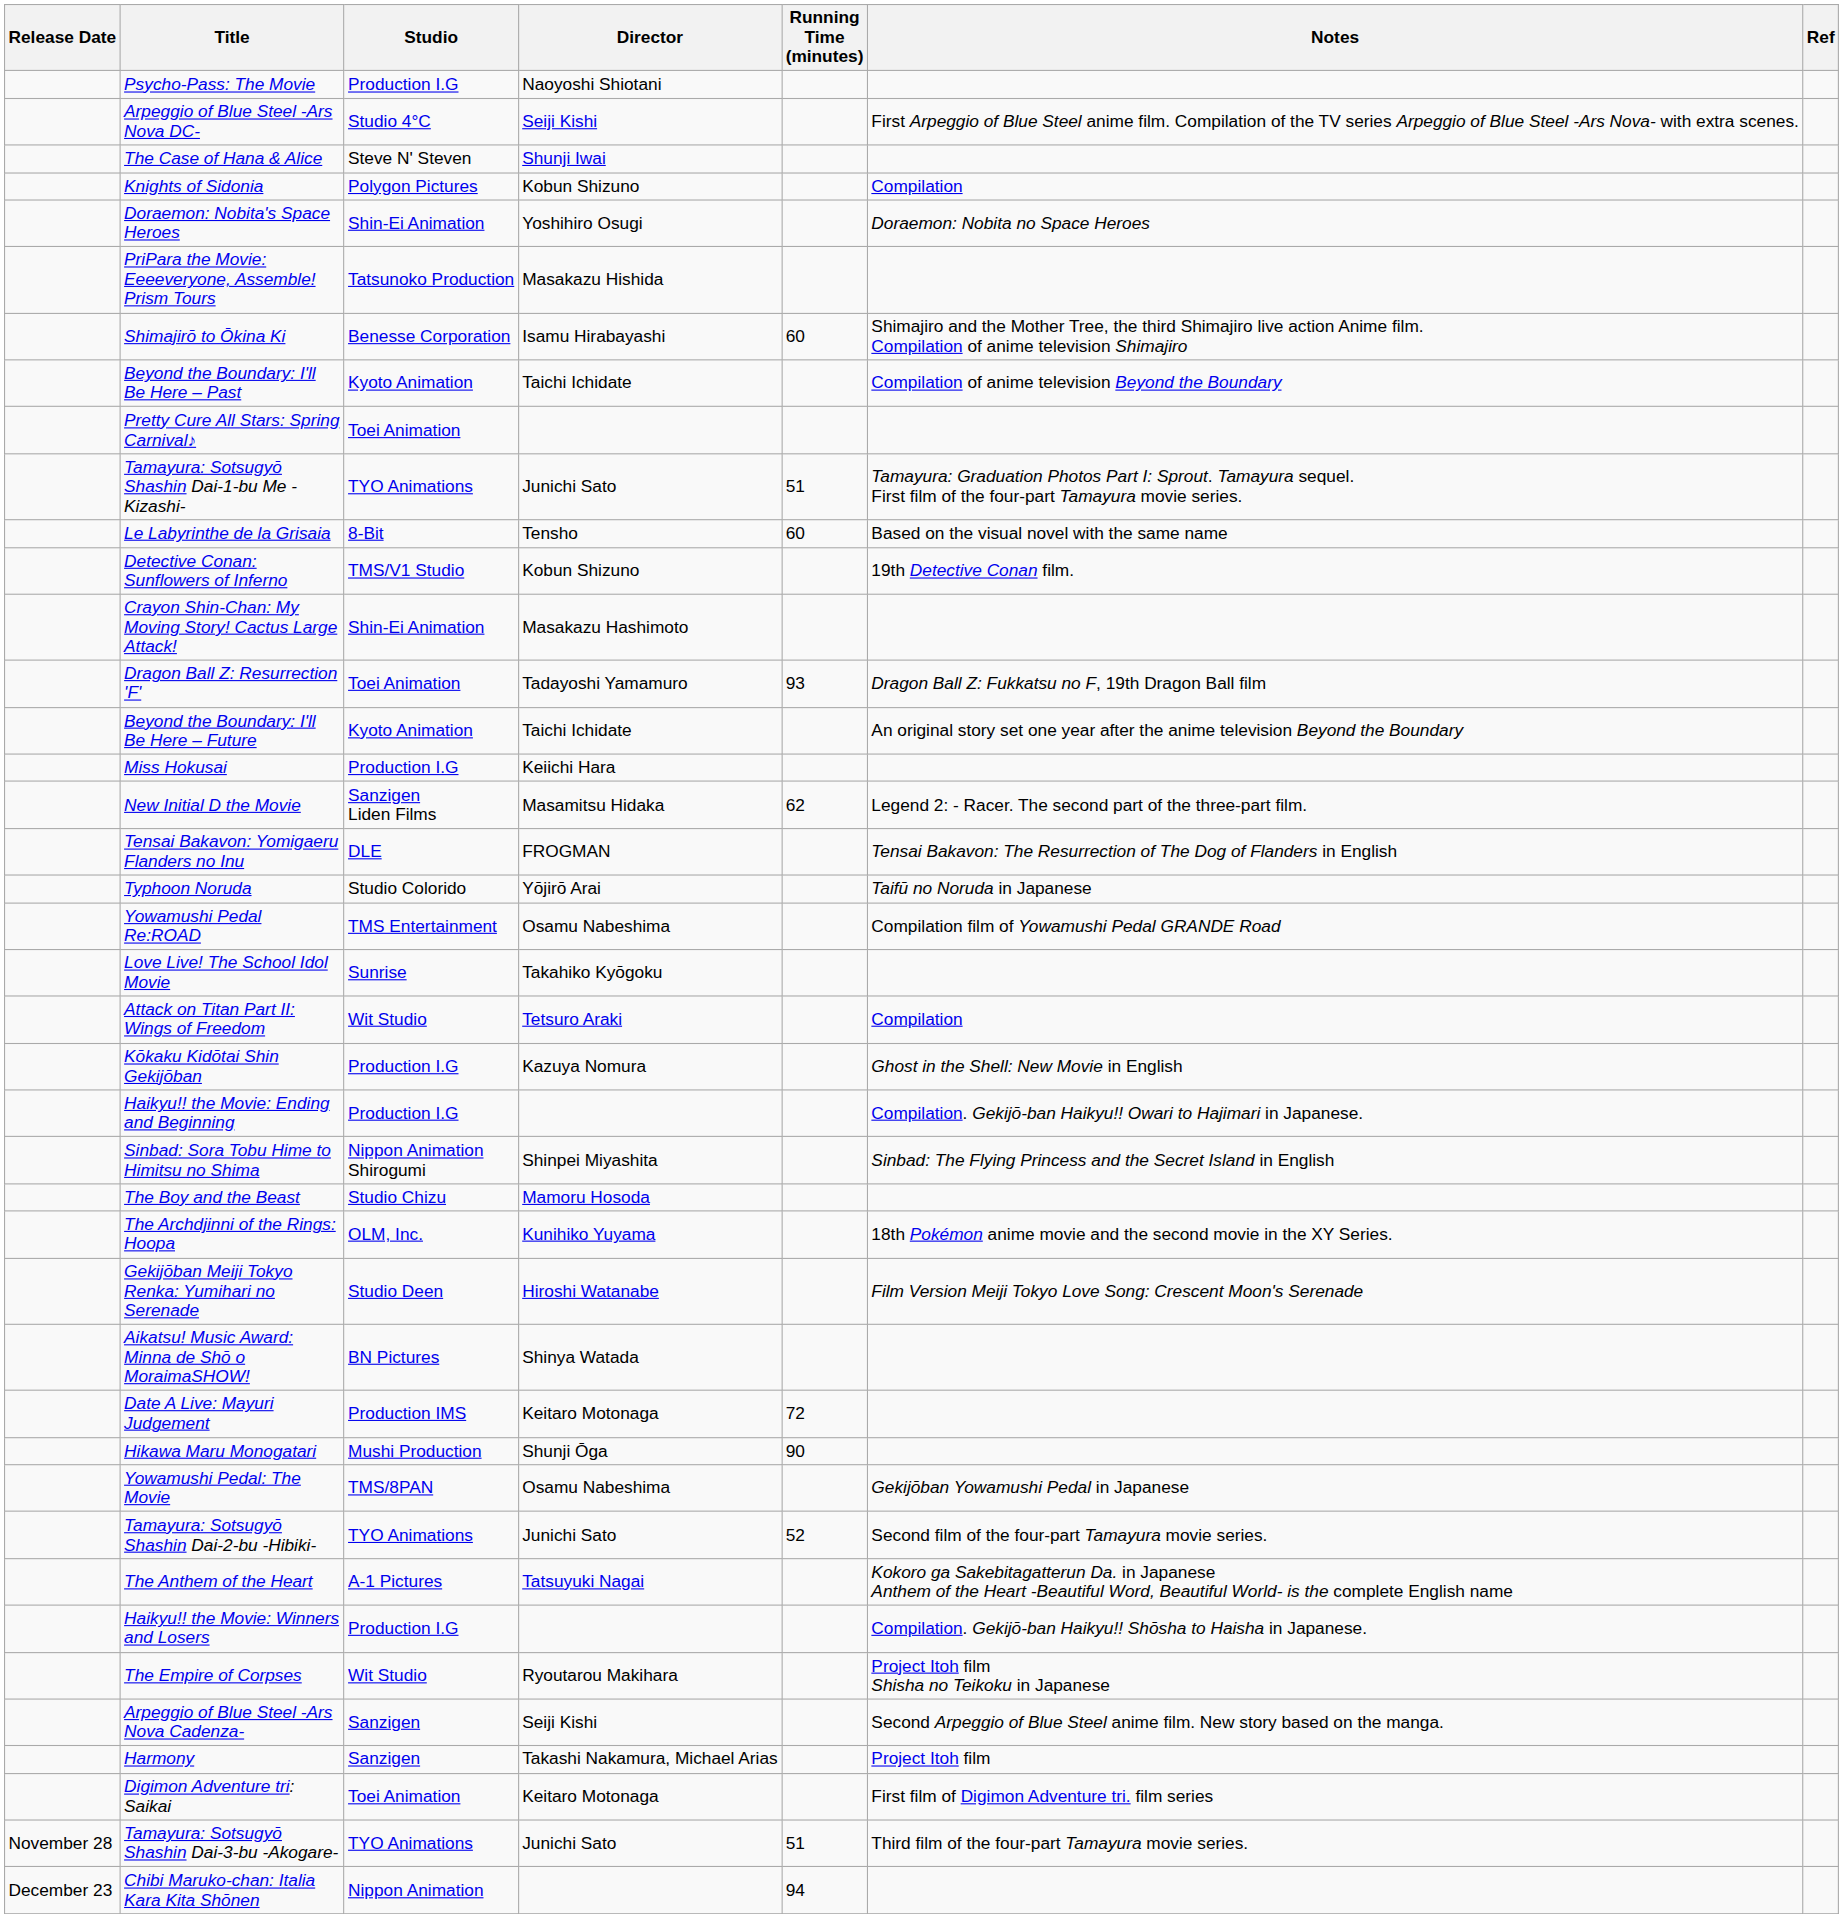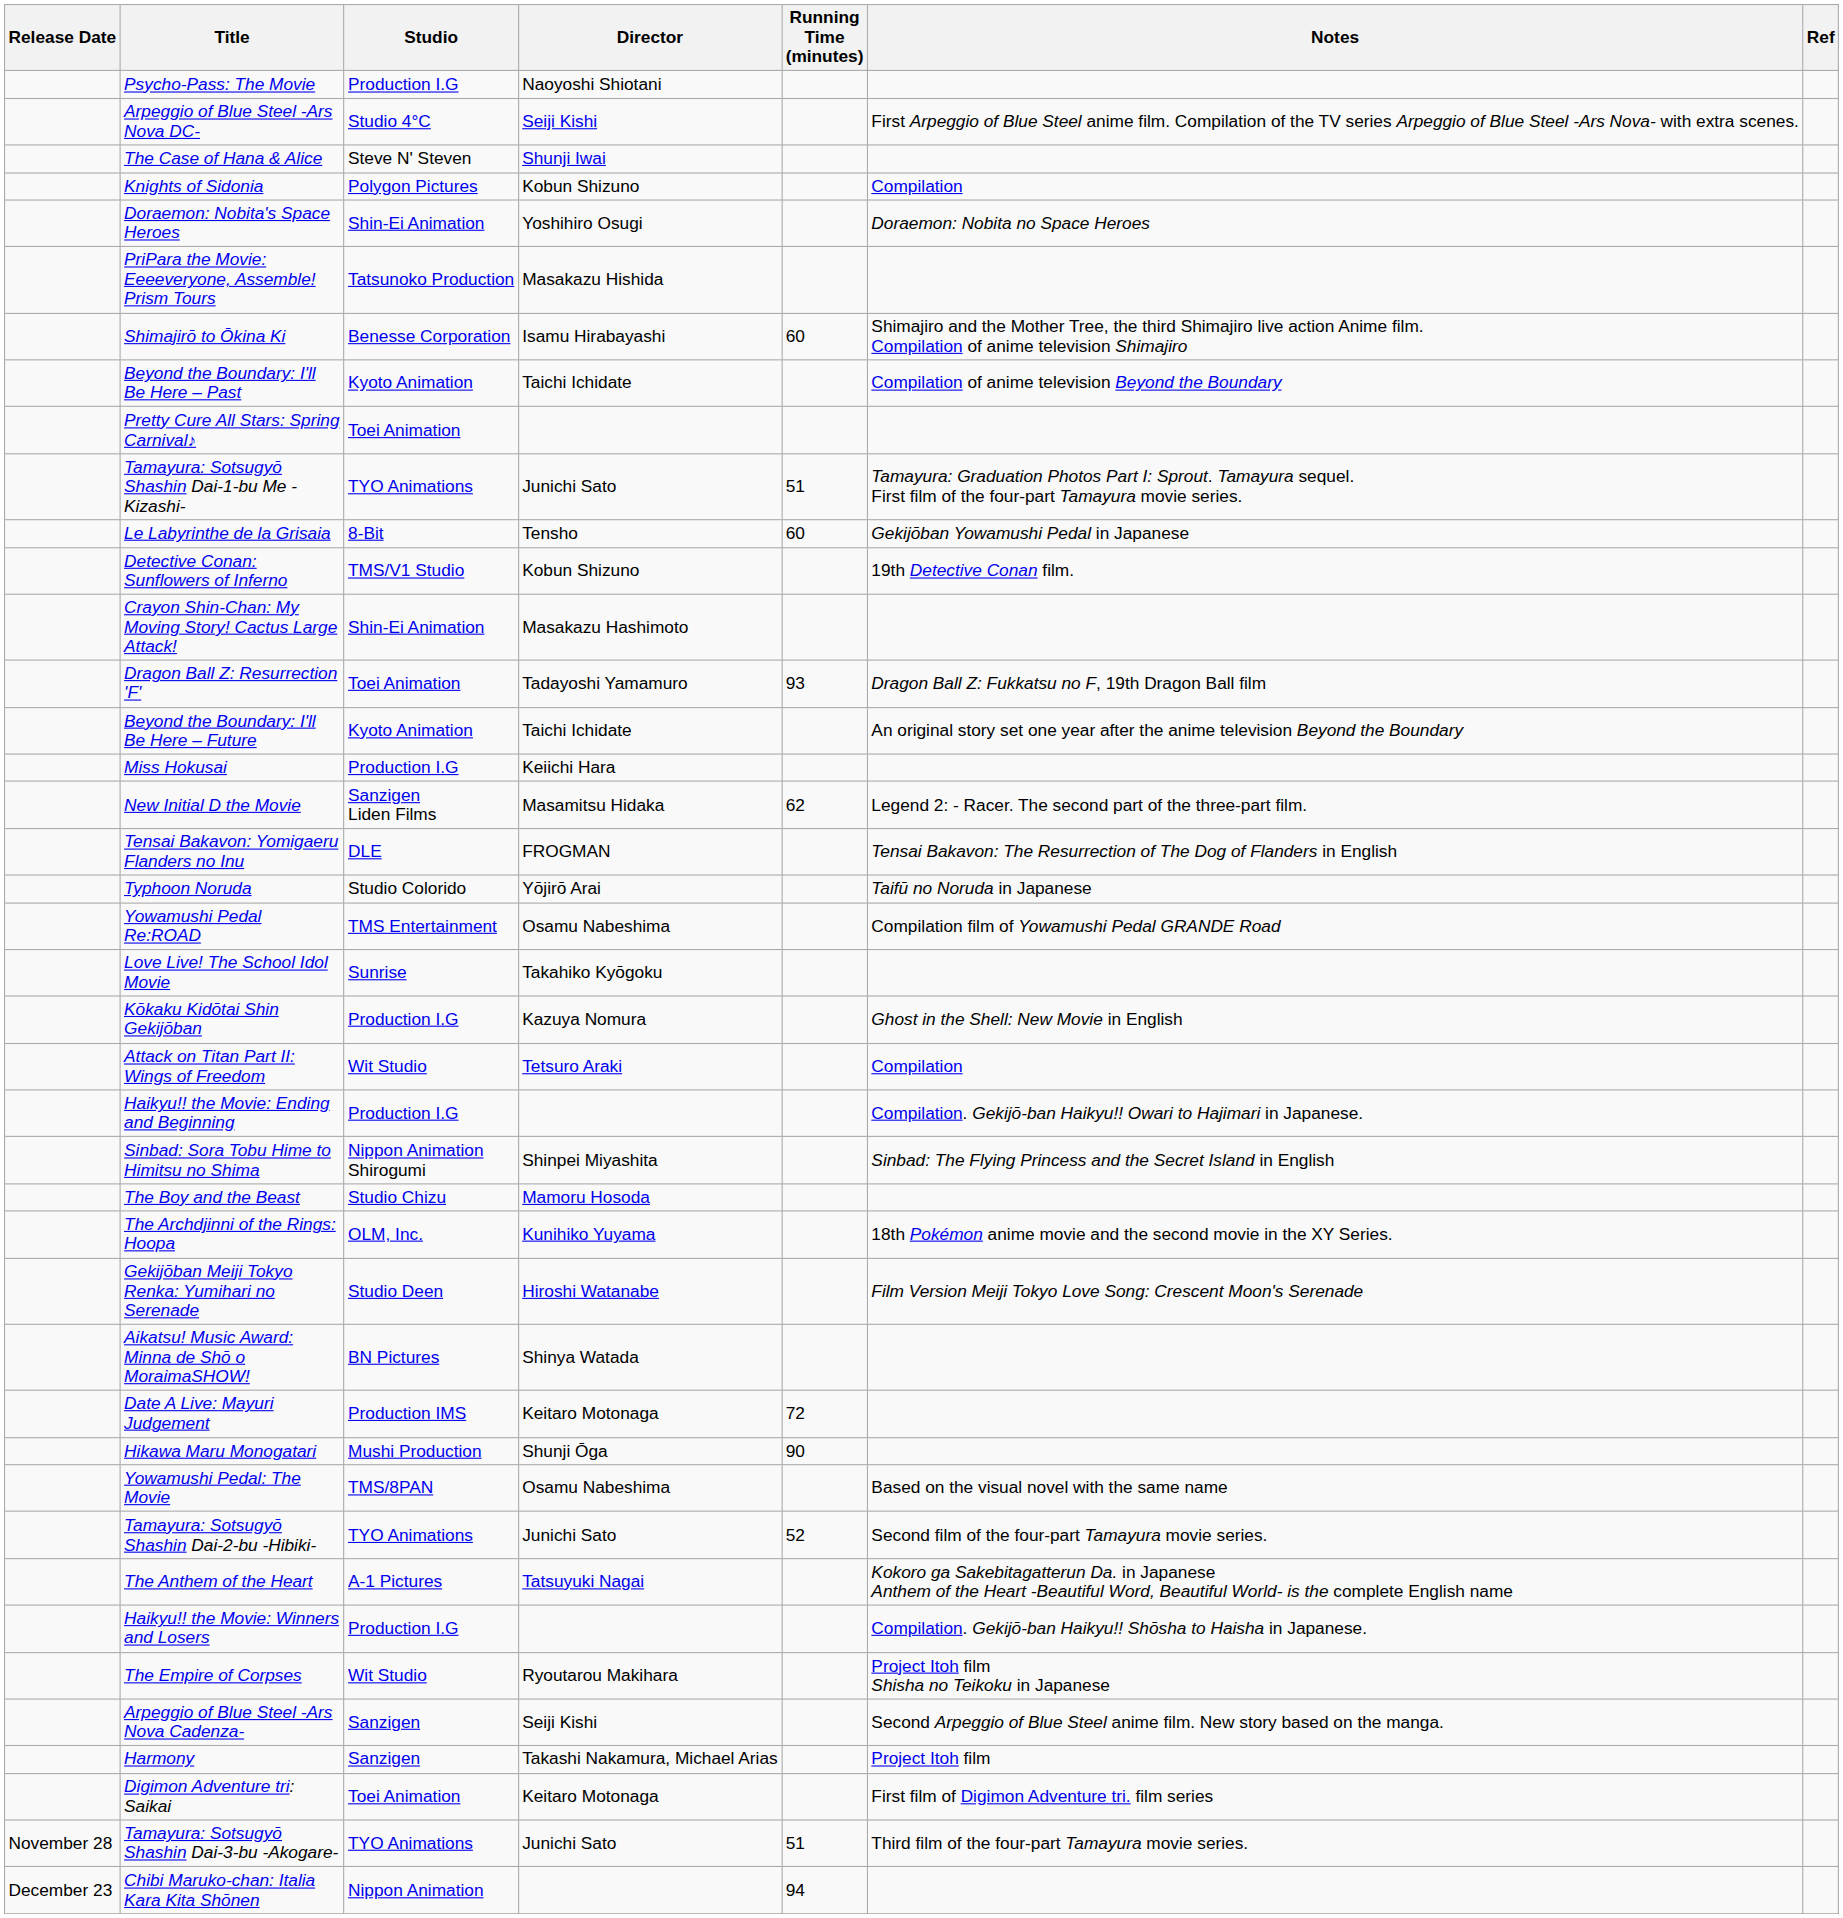(1050, 533) Based on the visual novel with the same name -> (1030, 533) Gekijōban Yowamushi Pedal in Japanese
rows swapped: (201, 1066) <-> (209, 1019)
(1030, 1488) Gekijōban Yowamushi Pedal in Japanese -> (1050, 1488) Based on the visual novel with the same name
